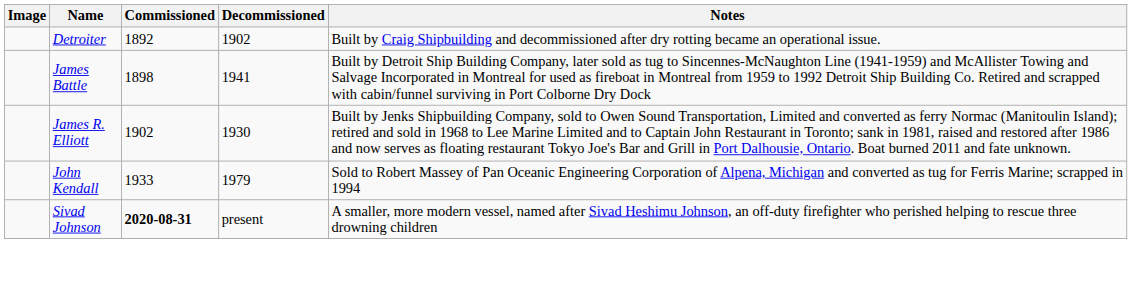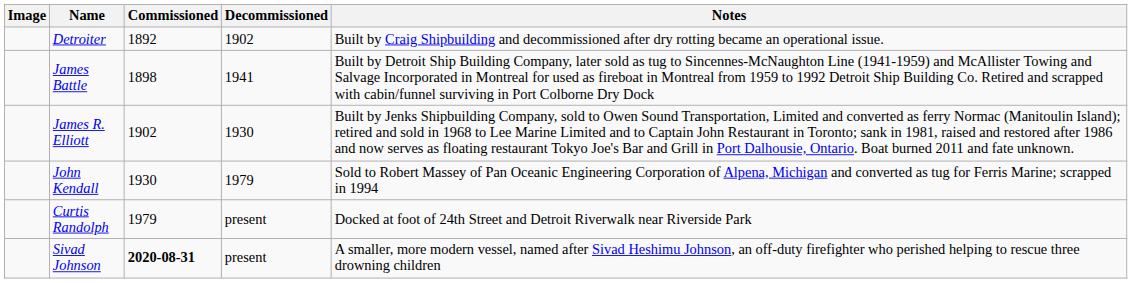(139, 180) 1933 -> (142, 180) 1930
+ row: (81, 219)
